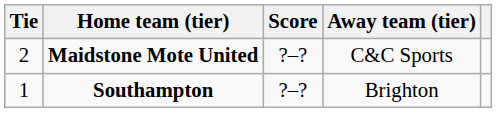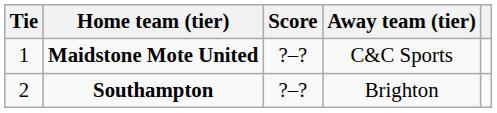(24, 55) 2 -> (24, 55) 1
(24, 89) 1 -> (24, 89) 2
